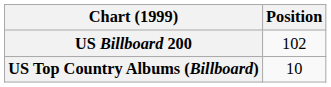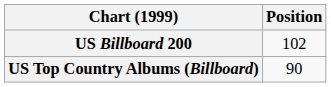(294, 69) 10 -> (294, 69) 90
